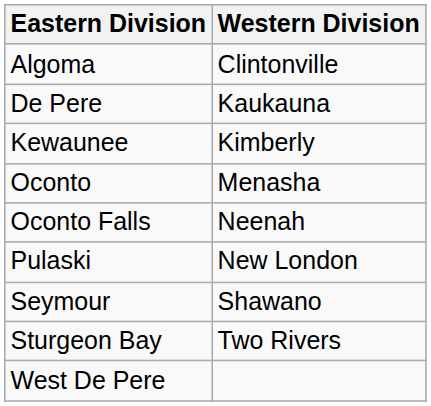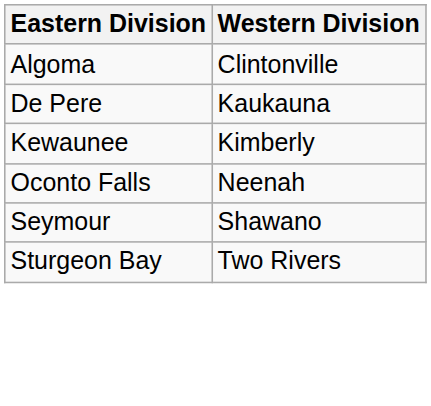- row: (51, 182)
- row: (51, 261)
- row: (88, 380)
